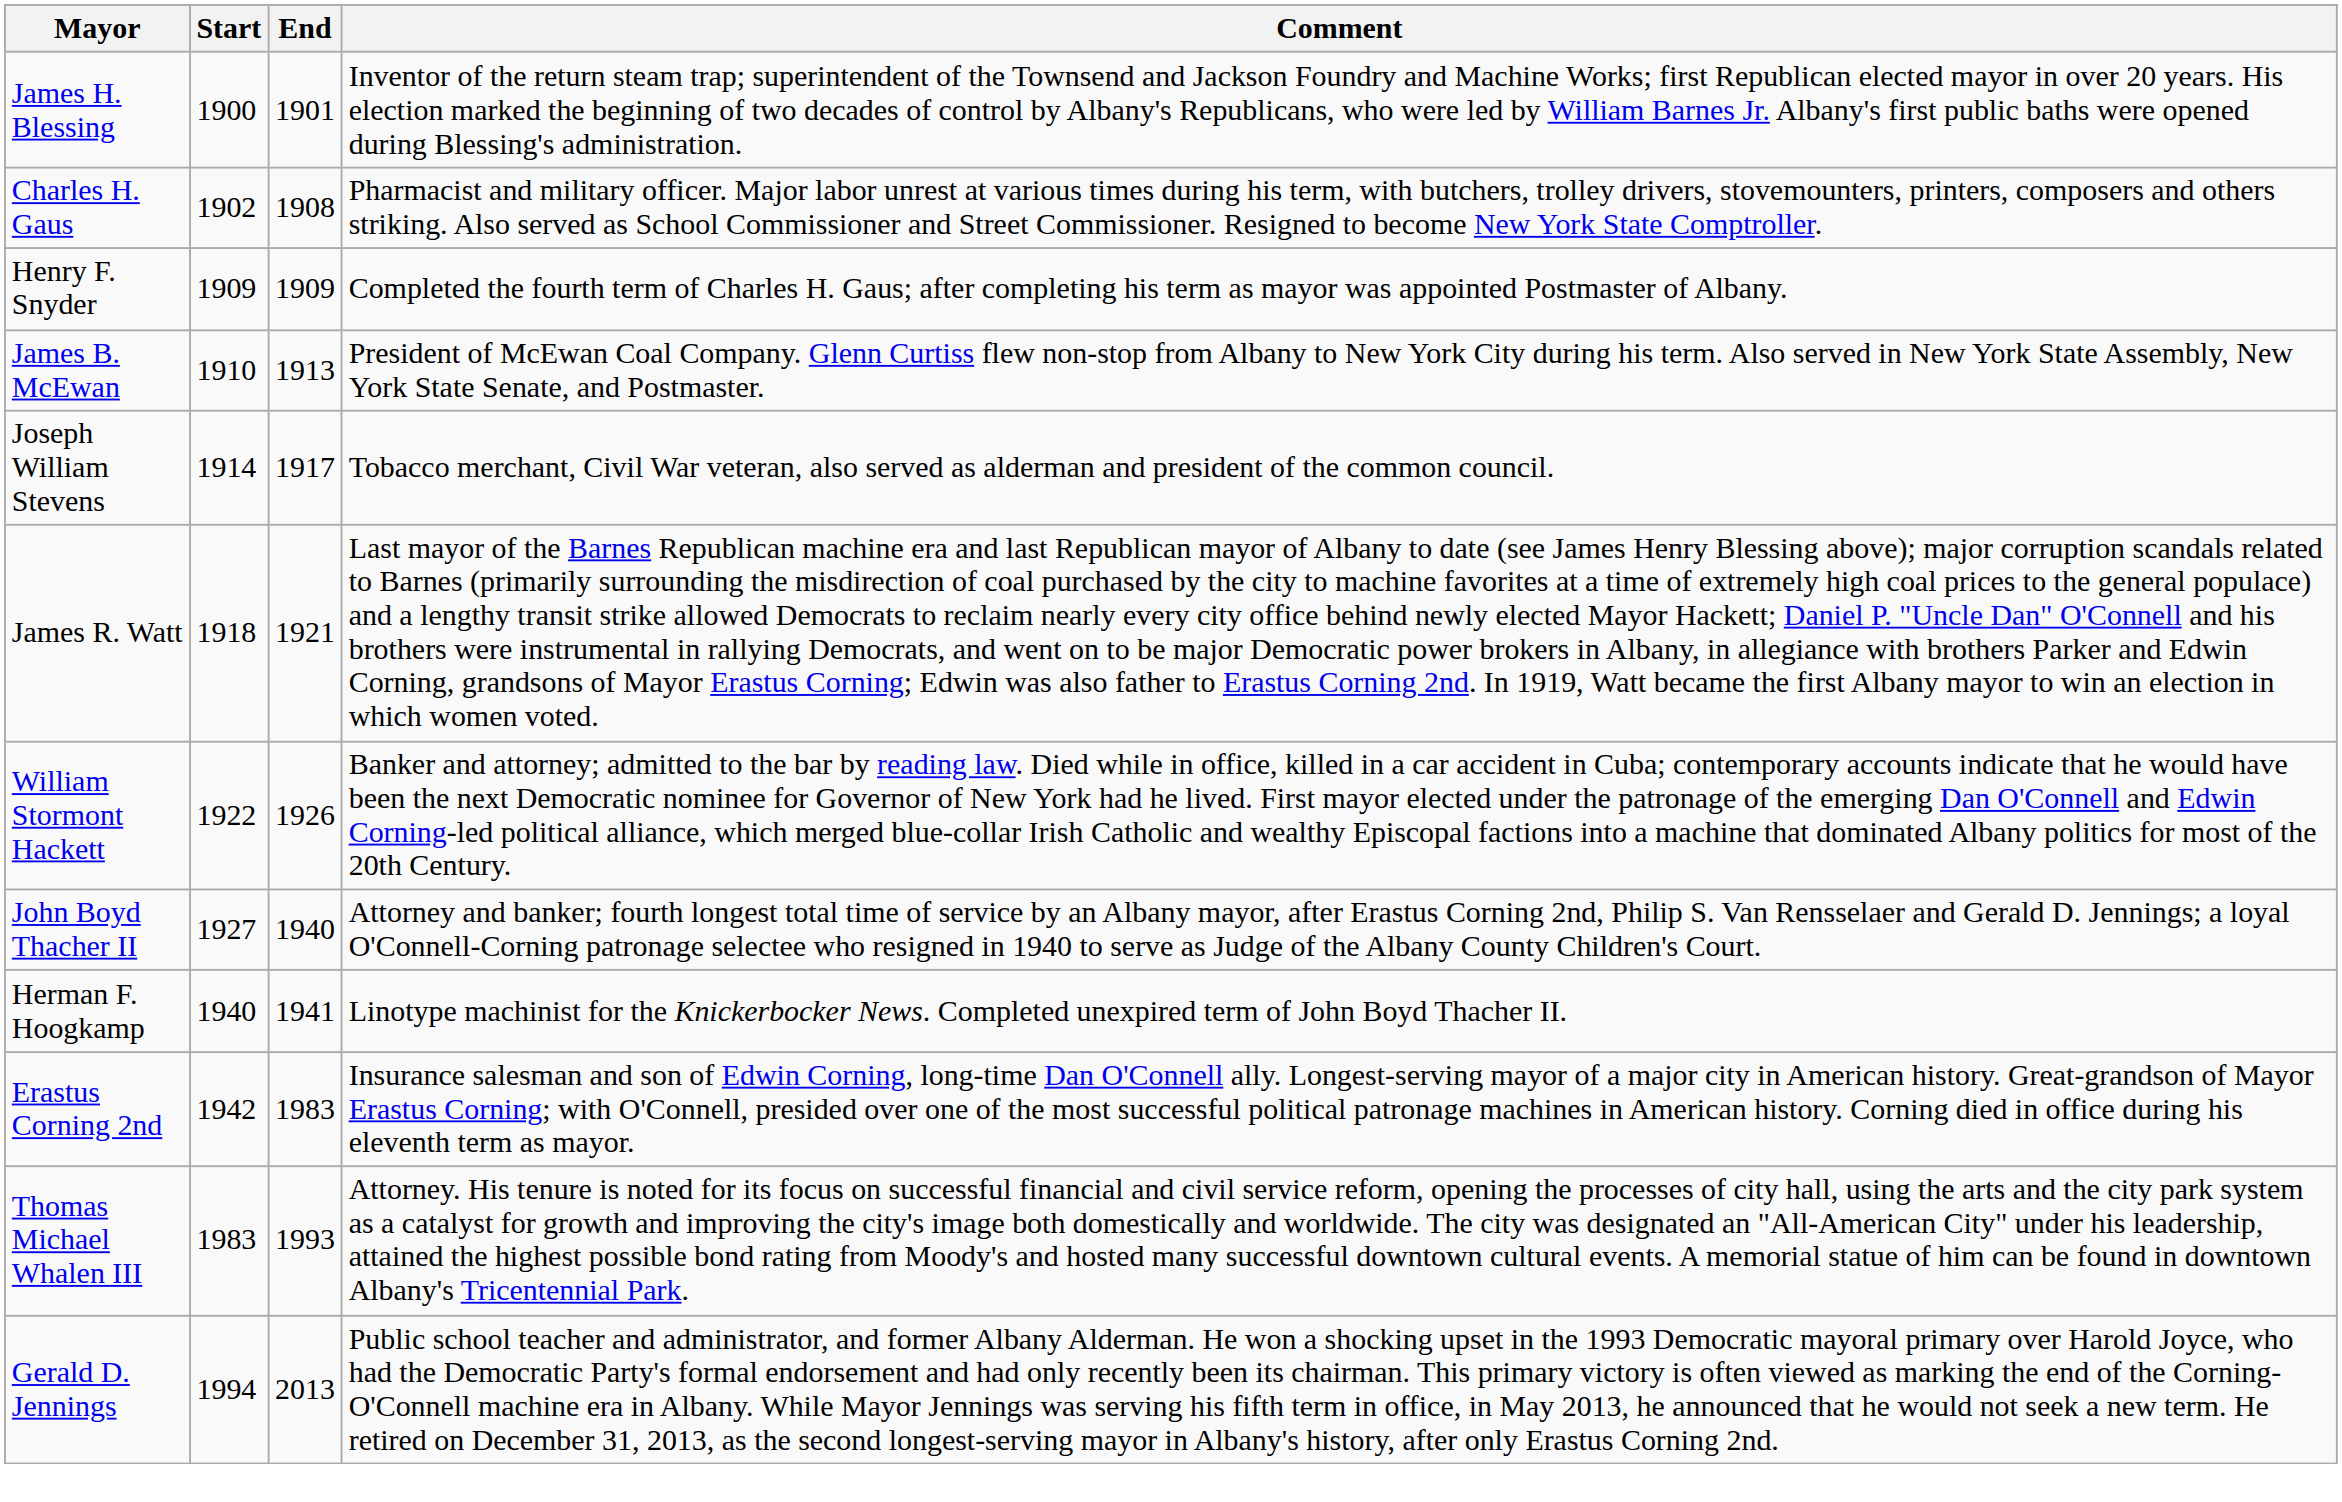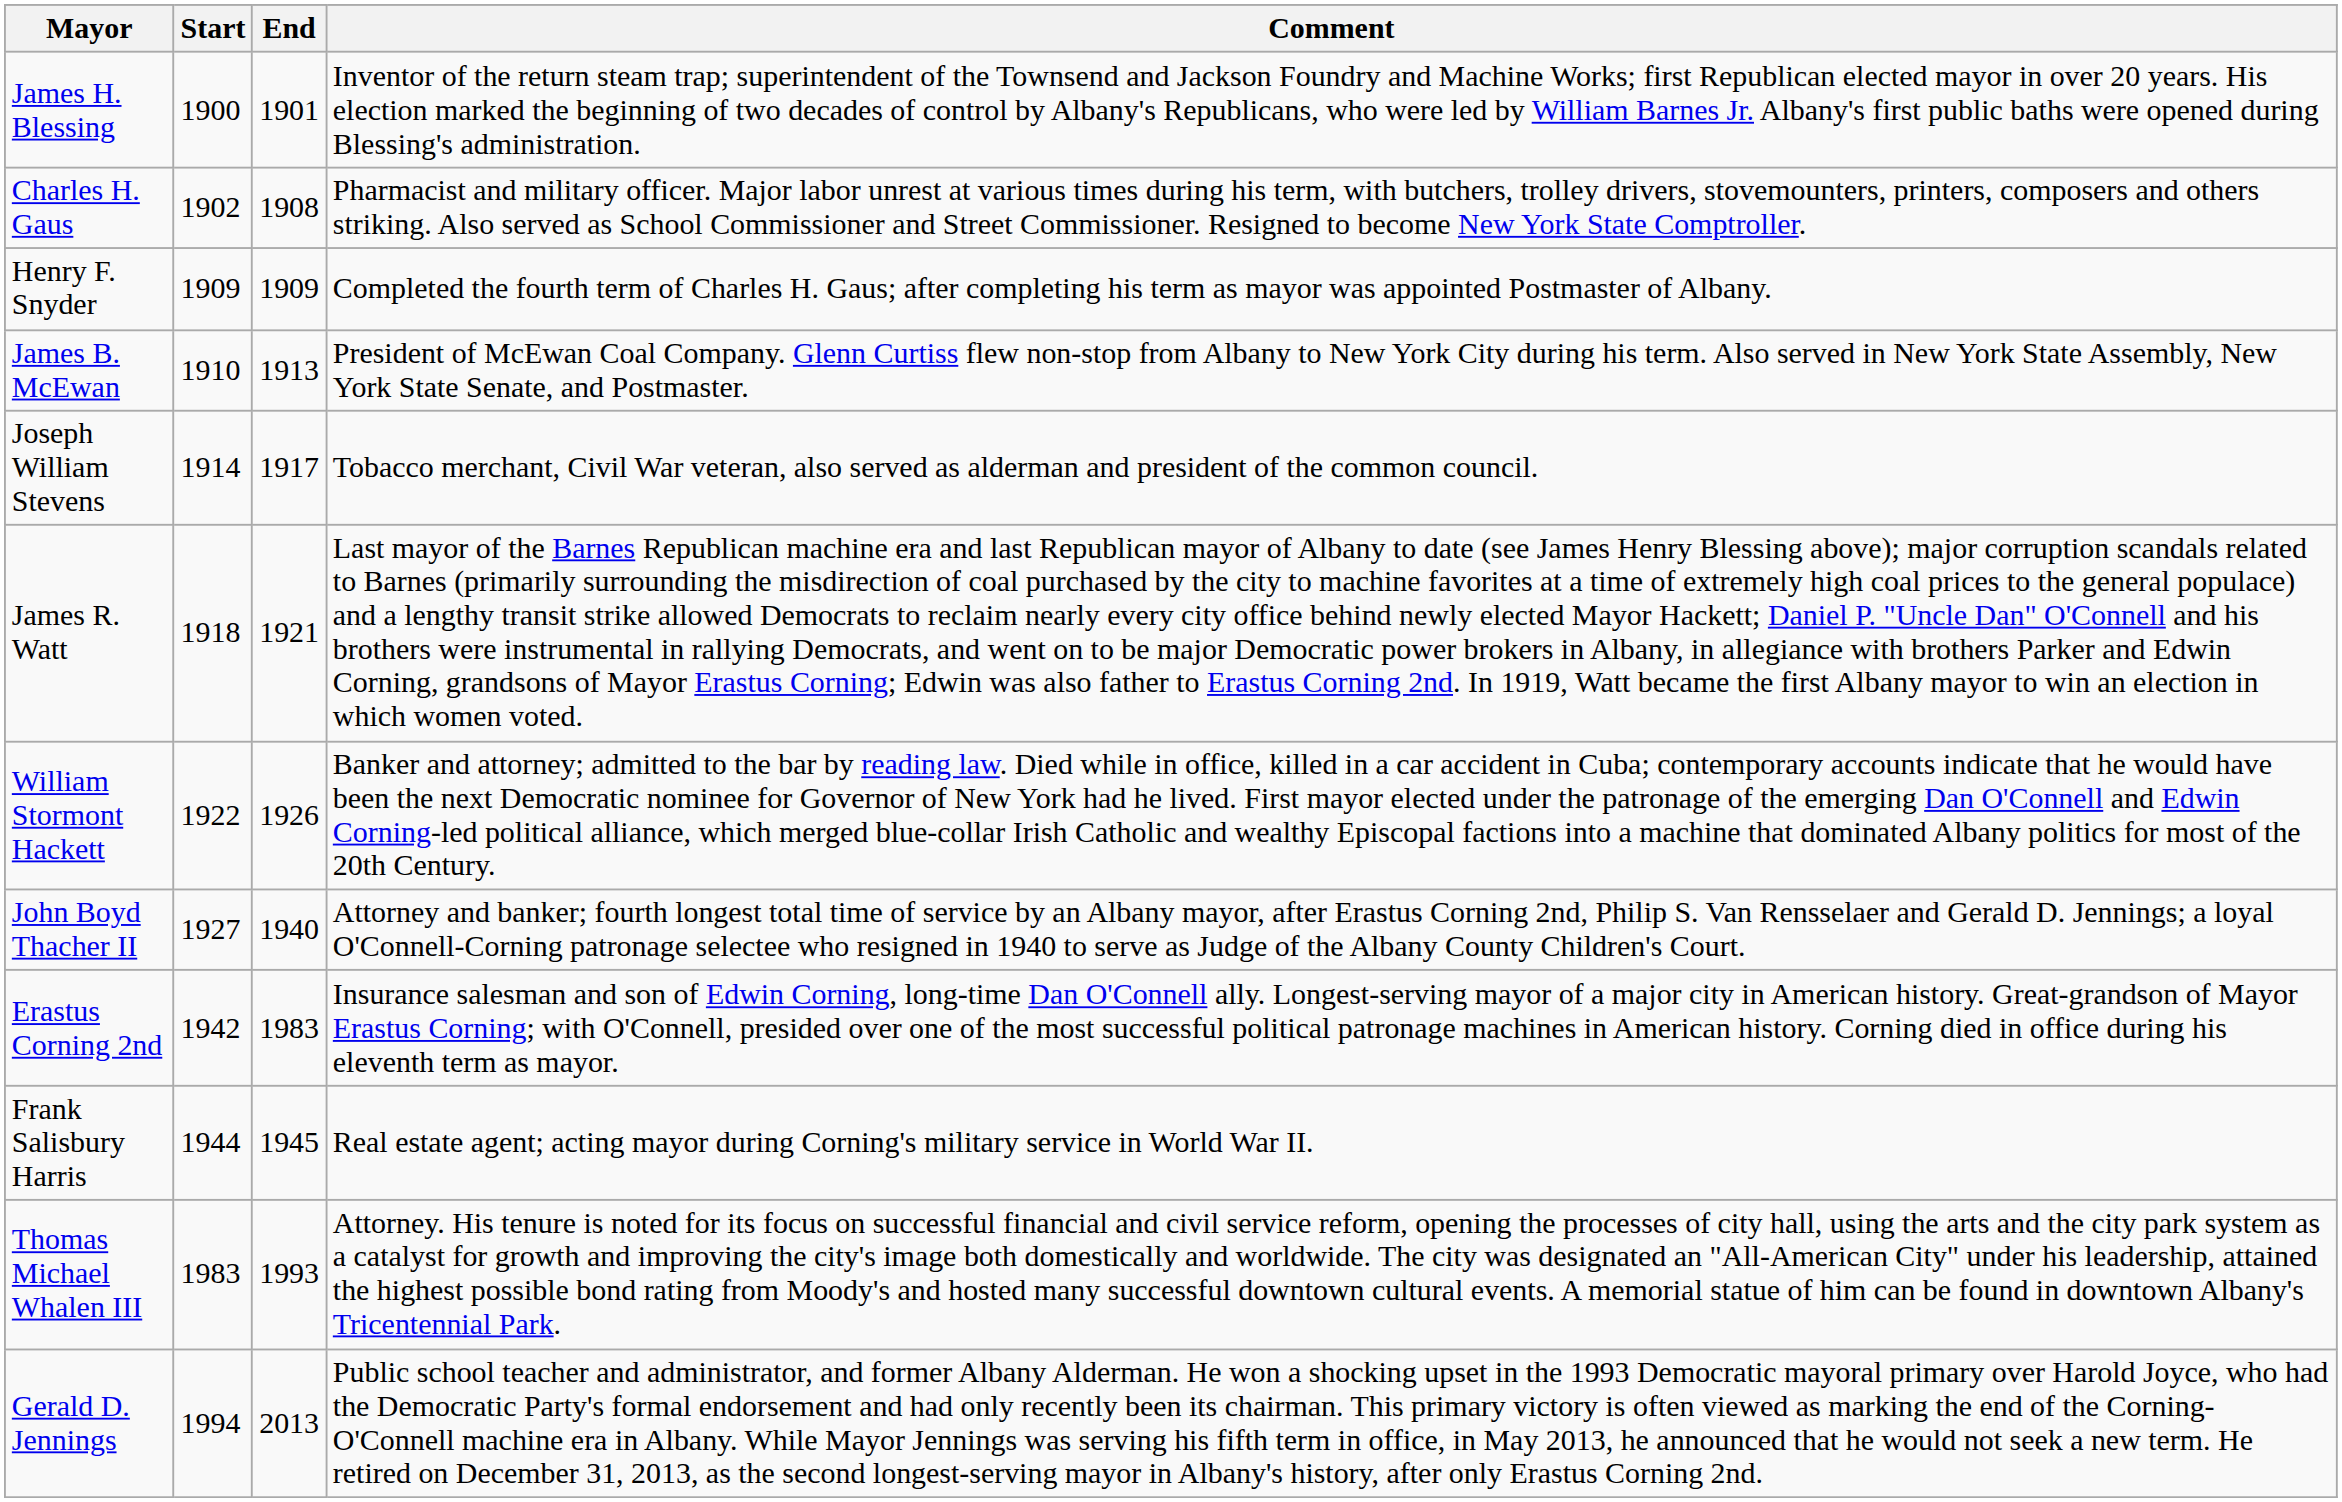- row: (78, 1010)
+ row: (68, 1142)
